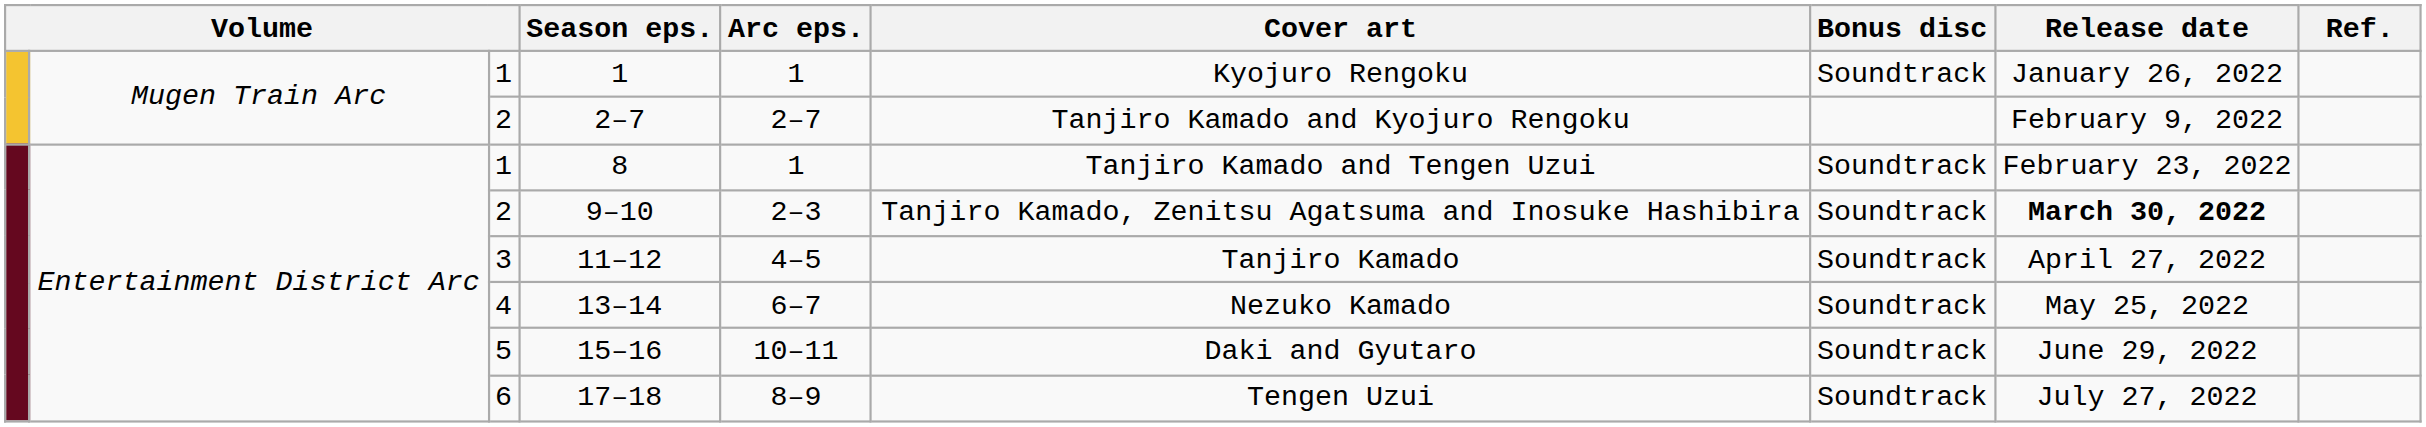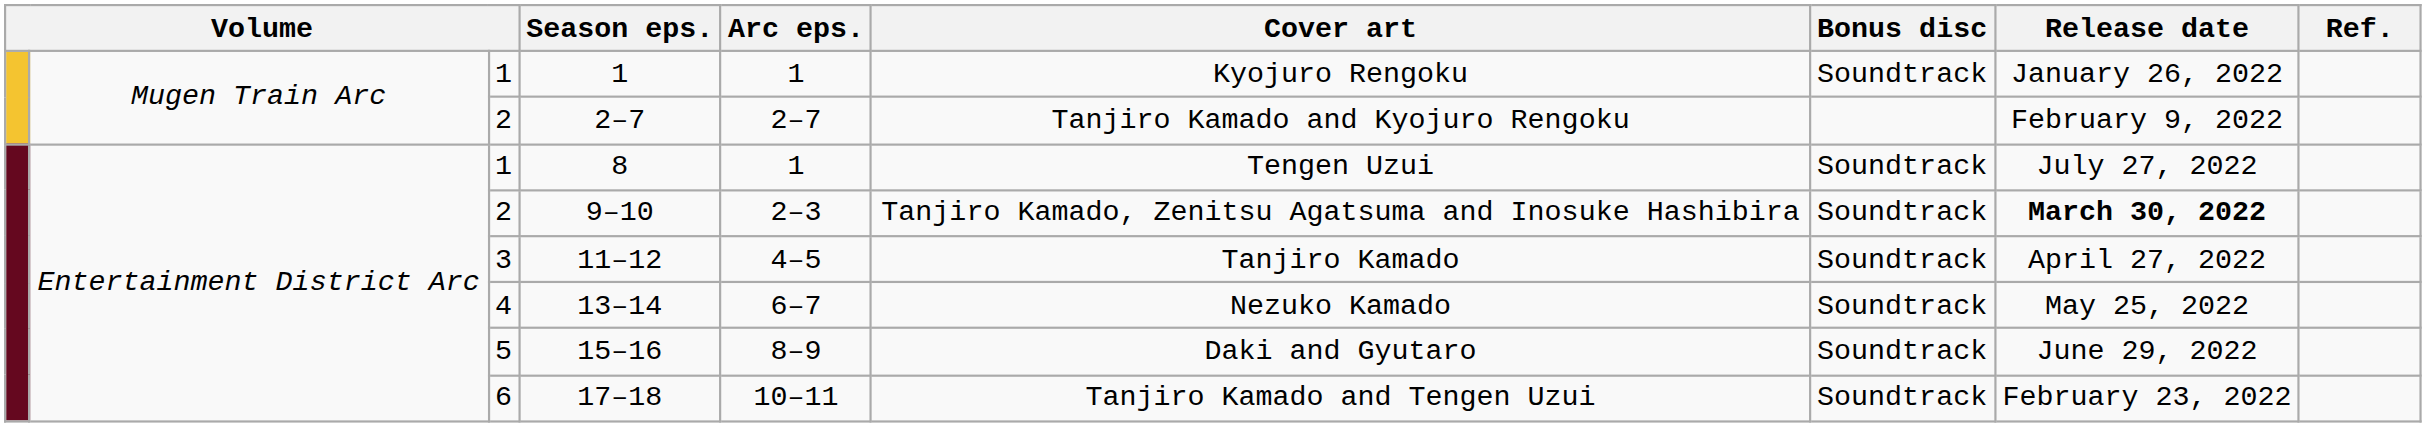(1341, 167) Tanjiro Kamado and Tengen Uzui -> (1341, 167) Tengen Uzui
(2147, 167) February 23, 2022 -> (2147, 167) July 27, 2022
(796, 352) 10–11 -> (796, 352) 8–9
(796, 398) 8–9 -> (796, 398) 10–11
(1341, 398) Tengen Uzui -> (1341, 398) Tanjiro Kamado and Tengen Uzui
(2147, 398) July 27, 2022 -> (2147, 398) February 23, 2022
